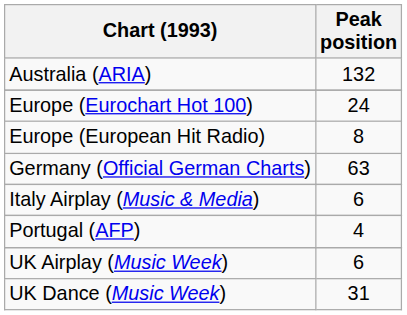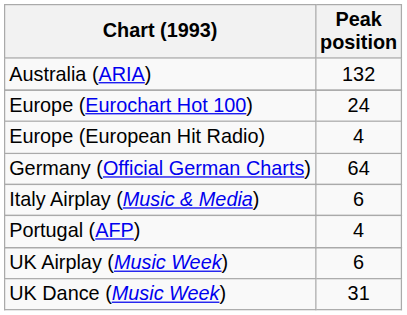(359, 136) 8 -> (359, 136) 4
(359, 168) 63 -> (359, 168) 64
